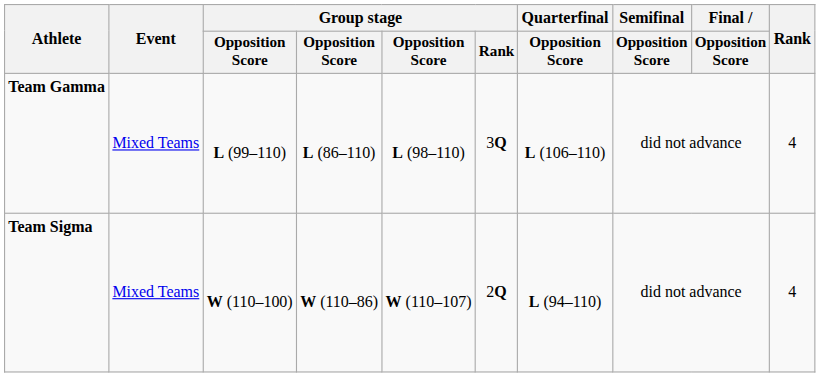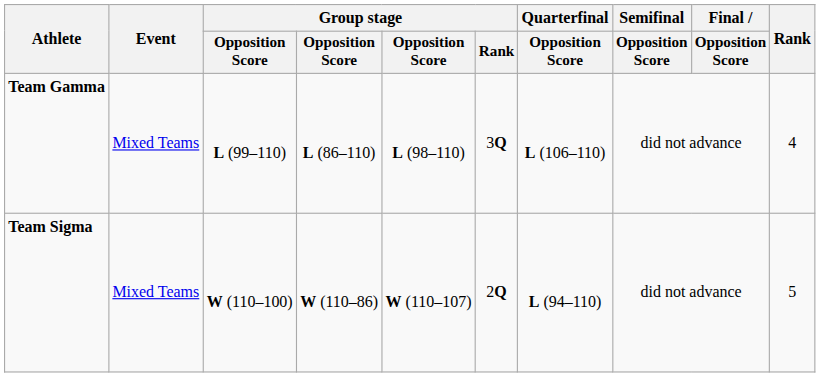(792, 292) 4 -> (792, 292) 5
